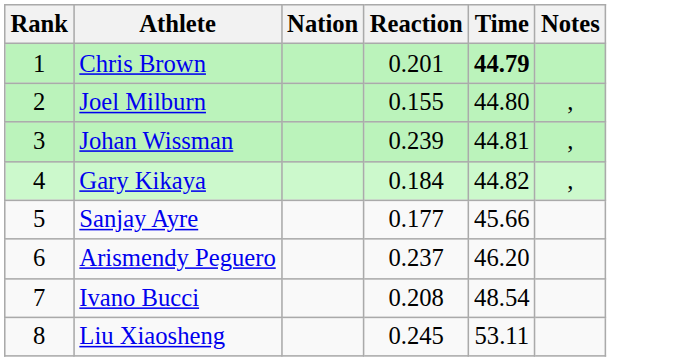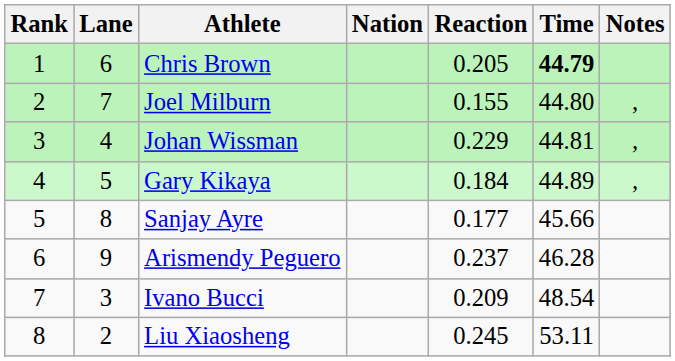+ column: (106, 24)
(416, 63) 0.201 -> (481, 63) 0.205
(416, 141) 0.239 -> (481, 141) 0.229
(502, 180) 44.82 -> (567, 180) 44.89
(502, 258) 46.20 -> (567, 258) 46.28
(416, 297) 0.208 -> (481, 297) 0.209
